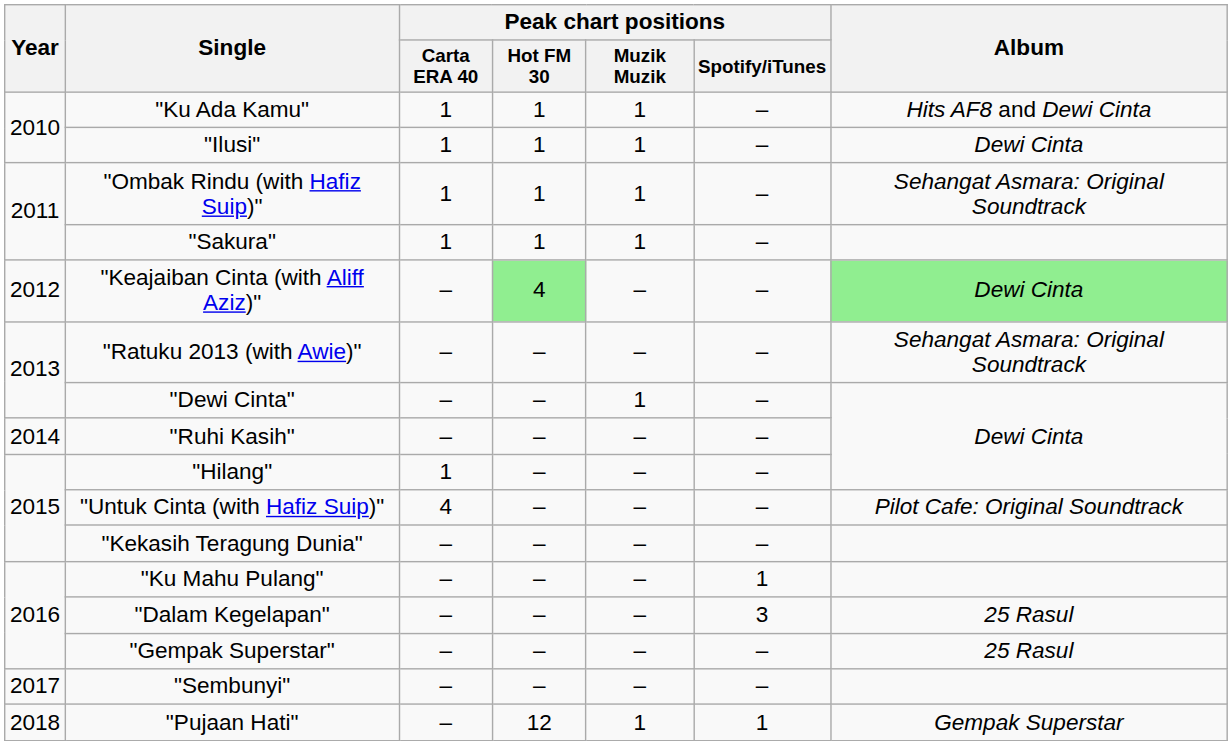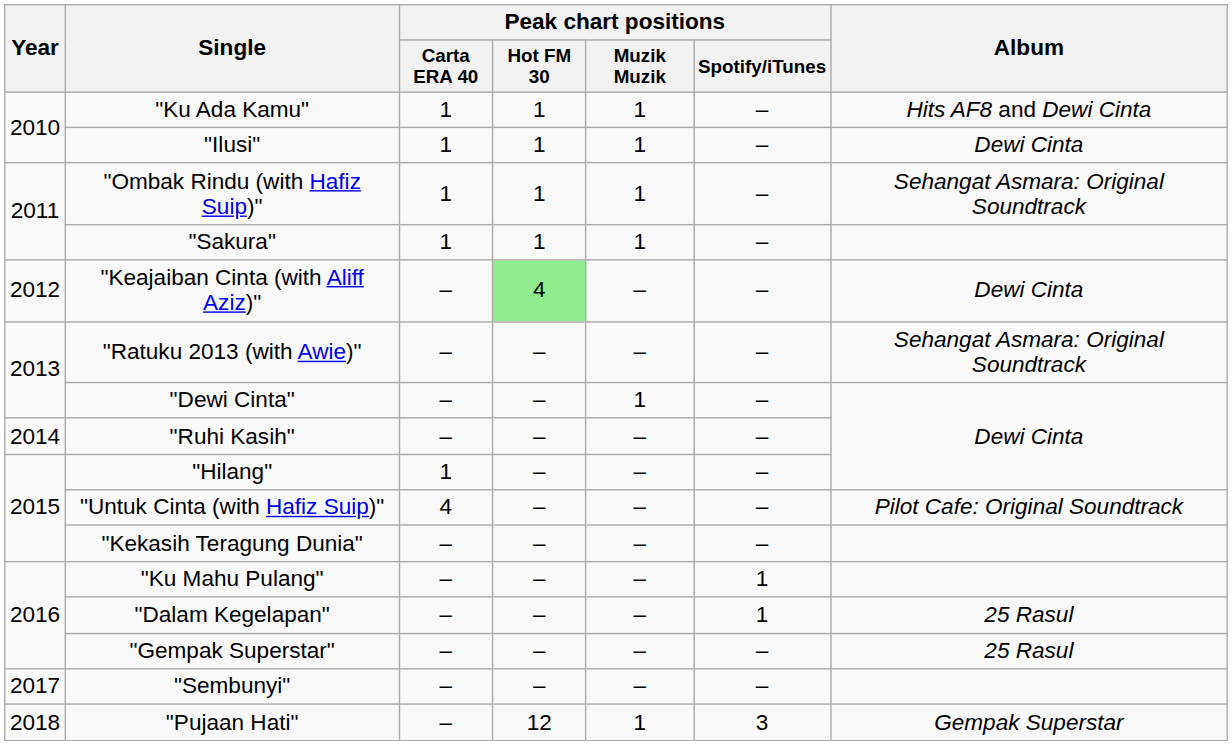(1029, 290) lightgreen background -> (1029, 290) no background
(762, 614) 3 -> (762, 614) 1
(762, 722) 1 -> (762, 722) 3
